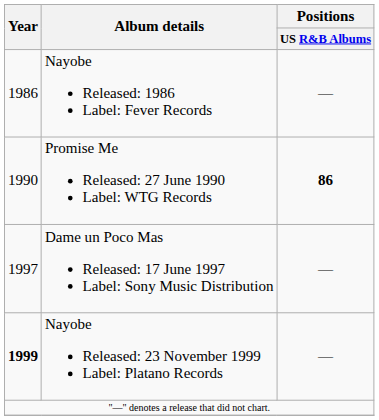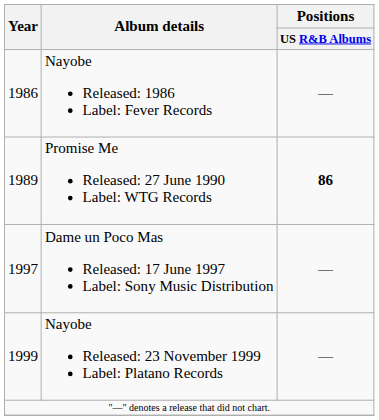(23, 180) 1990 -> (23, 180) 1989
(23, 356) bold -> (23, 356) normal
